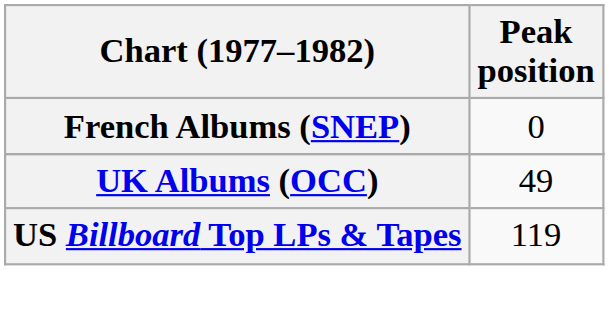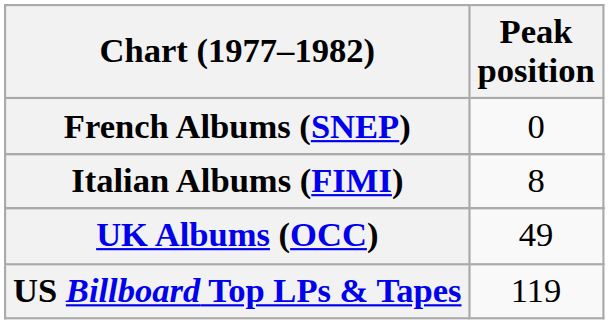+ row: (237, 180)
